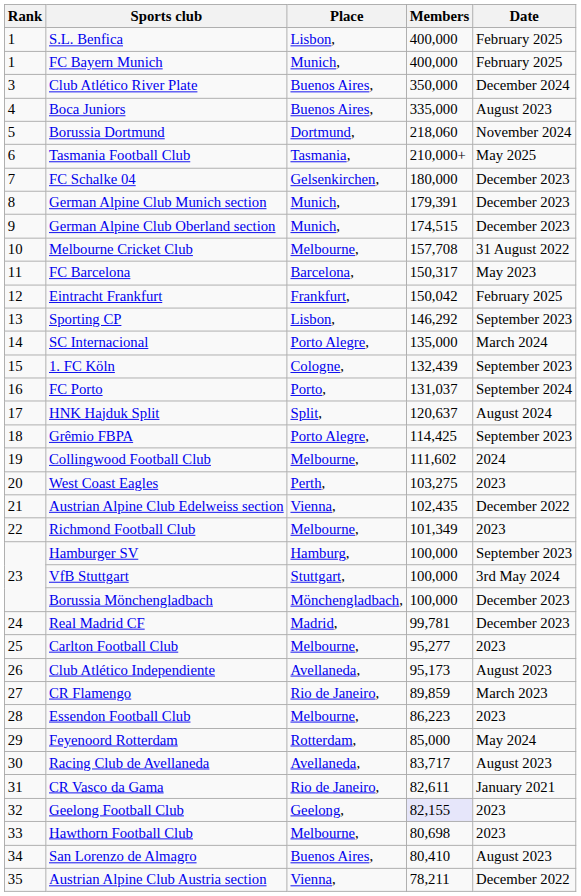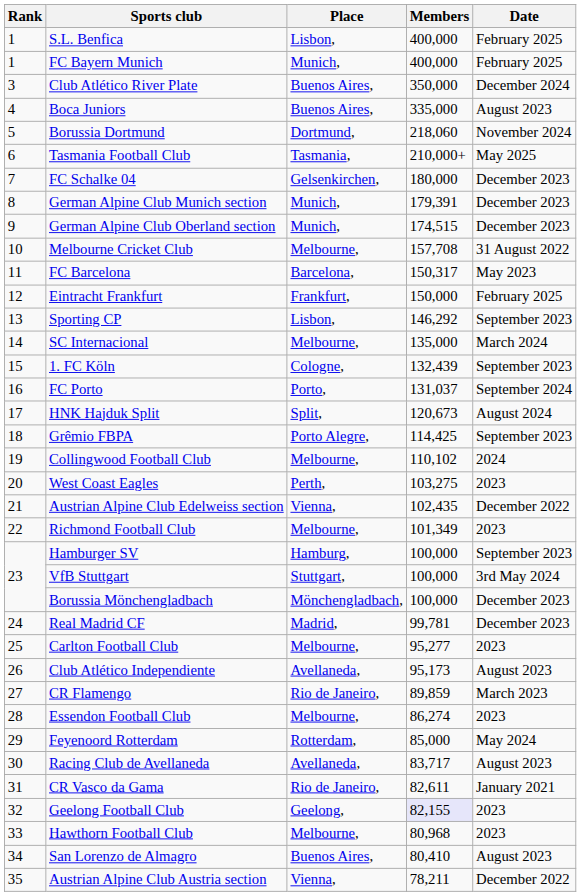(434, 296) 150,042 -> (434, 296) 150,000
(330, 343) Porto Alegre, -> (325, 343) Melbourne,
(434, 413) 120,637 -> (434, 413) 120,673
(433, 459) 111,602 -> (433, 459) 110,102
(430, 716) 86,223 -> (430, 716) 86,274
(430, 833) 80,698 -> (430, 833) 80,968
